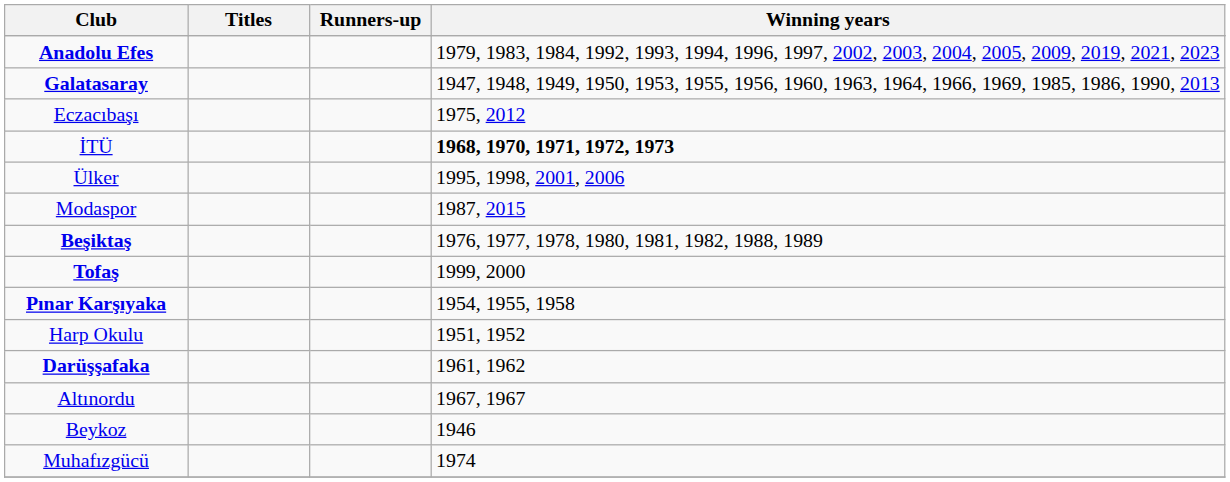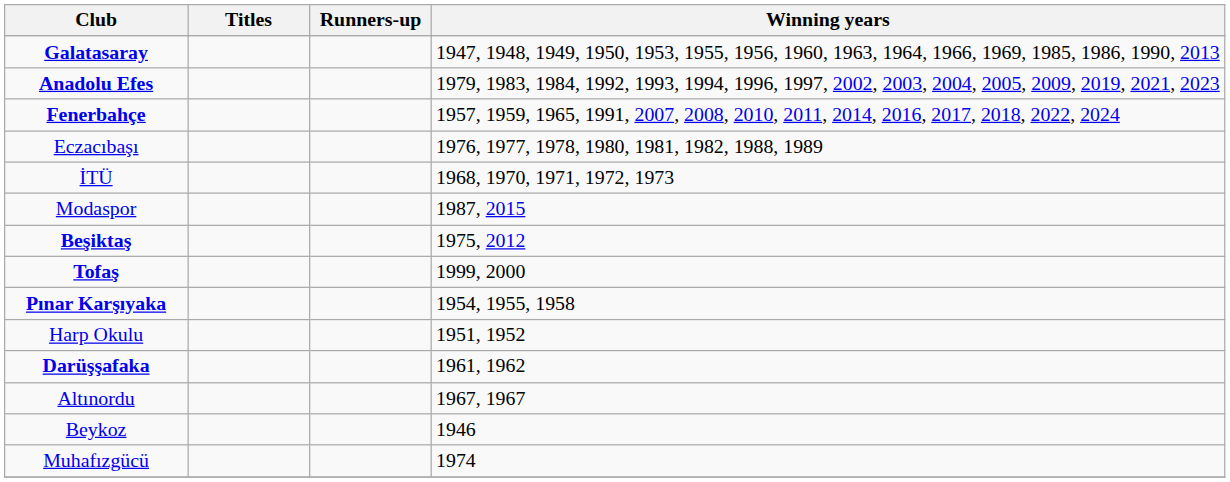rows swapped: (96, 51) <-> (96, 83)
+ row: (96, 114)
(481, 114) 1975, 2012 -> (630, 146) 1976, 1977, 1978, 1980, 1981, 1982, 1988, 1989
(555, 146) bold -> (555, 177) normal
- row: (96, 177)
(630, 240) 1976, 1977, 1978, 1980, 1981, 1982, 1988, 1989 -> (481, 240) 1975, 2012
